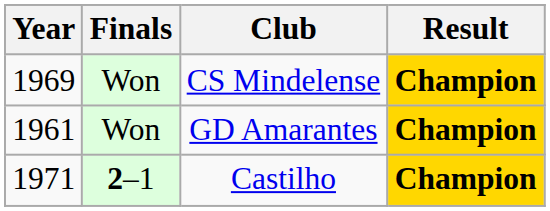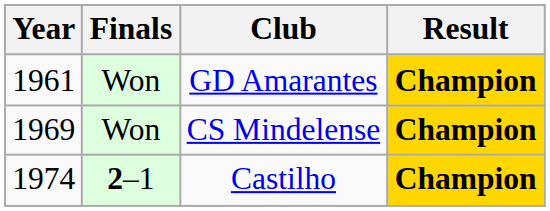rows swapped: (283, 129) <-> (283, 79)
(44, 179) 1971 -> (44, 179) 1974
